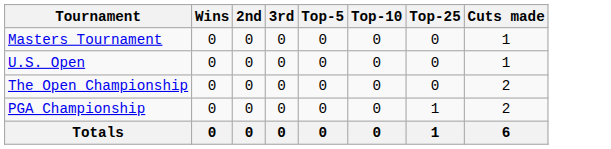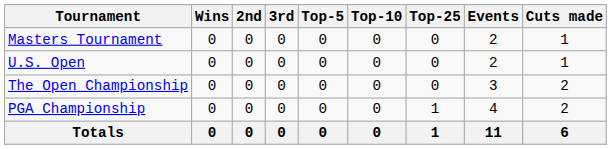+ column: (493, 16)
